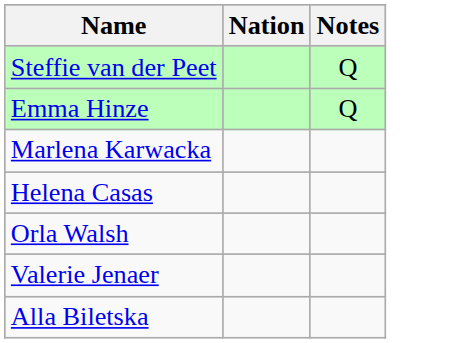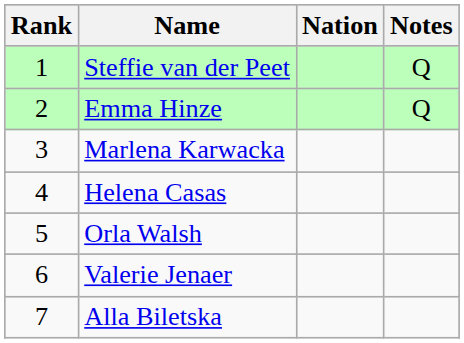+ column: (42, 25)
